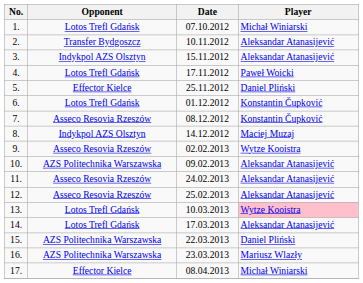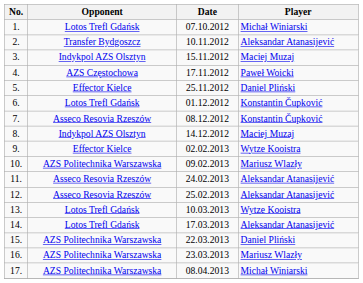(287, 57) Aleksandar Atanasijević -> (267, 57) Maciej Muzaj
(102, 73) Lotos Trefl Gdańsk -> (102, 73) AZS Częstochowa
(102, 149) Asseco Resovia Rzeszów -> (102, 149) Effector Kielce
(287, 164) Aleksandar Atanasijević -> (271, 164) Mariusz Wlazły
(271, 210) pink background -> (271, 210) no background
(102, 270) Effector Kielce -> (102, 270) AZS Politechnika Warszawska
